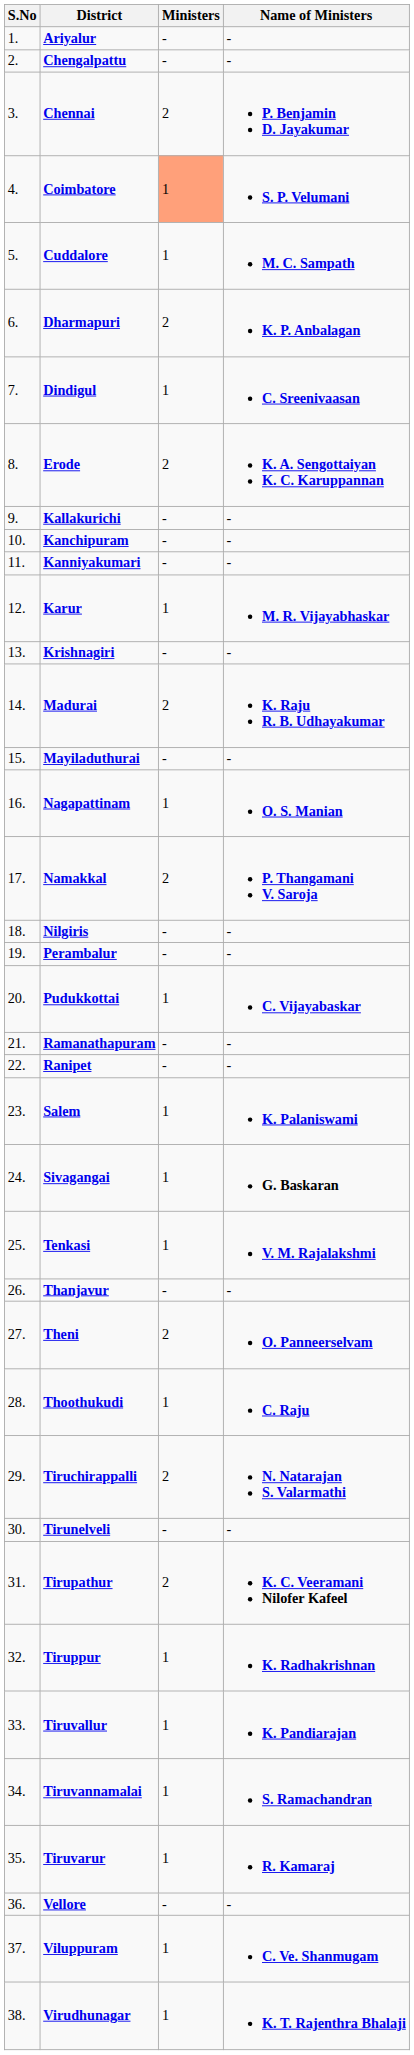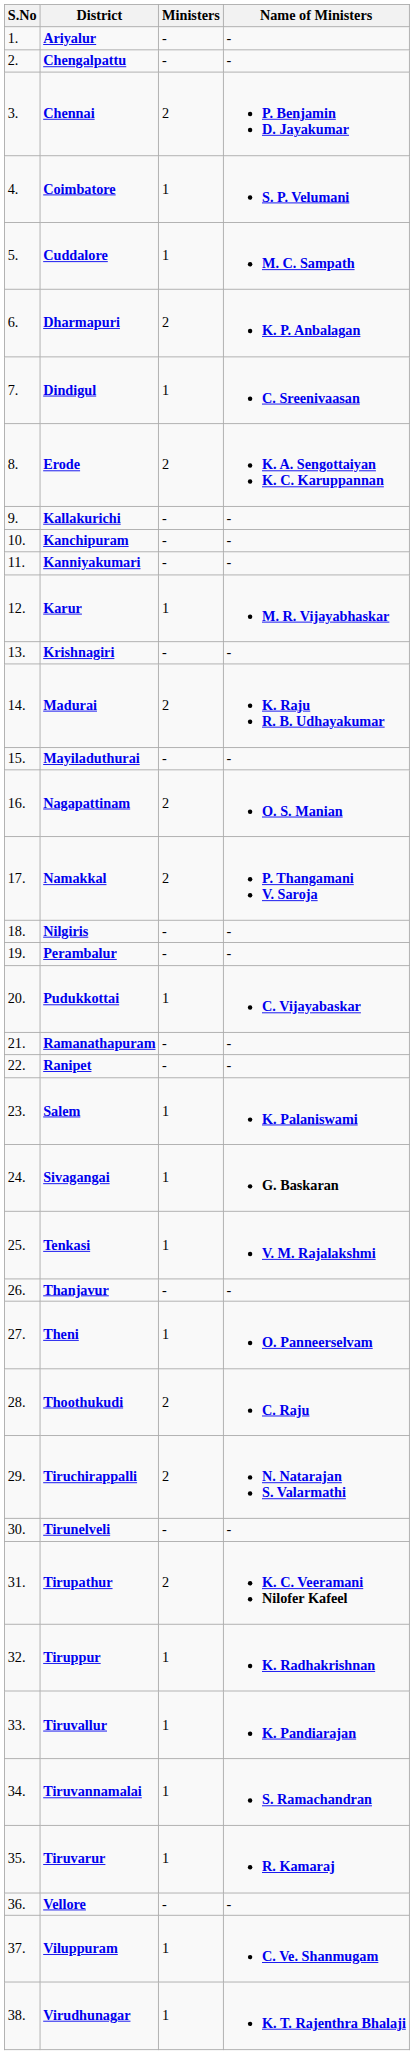(166, 188) lightsalmon background -> (166, 188) no background
(166, 803) 1 -> (166, 803) 2
(166, 1334) 2 -> (166, 1334) 1
(166, 1401) 1 -> (166, 1401) 2
